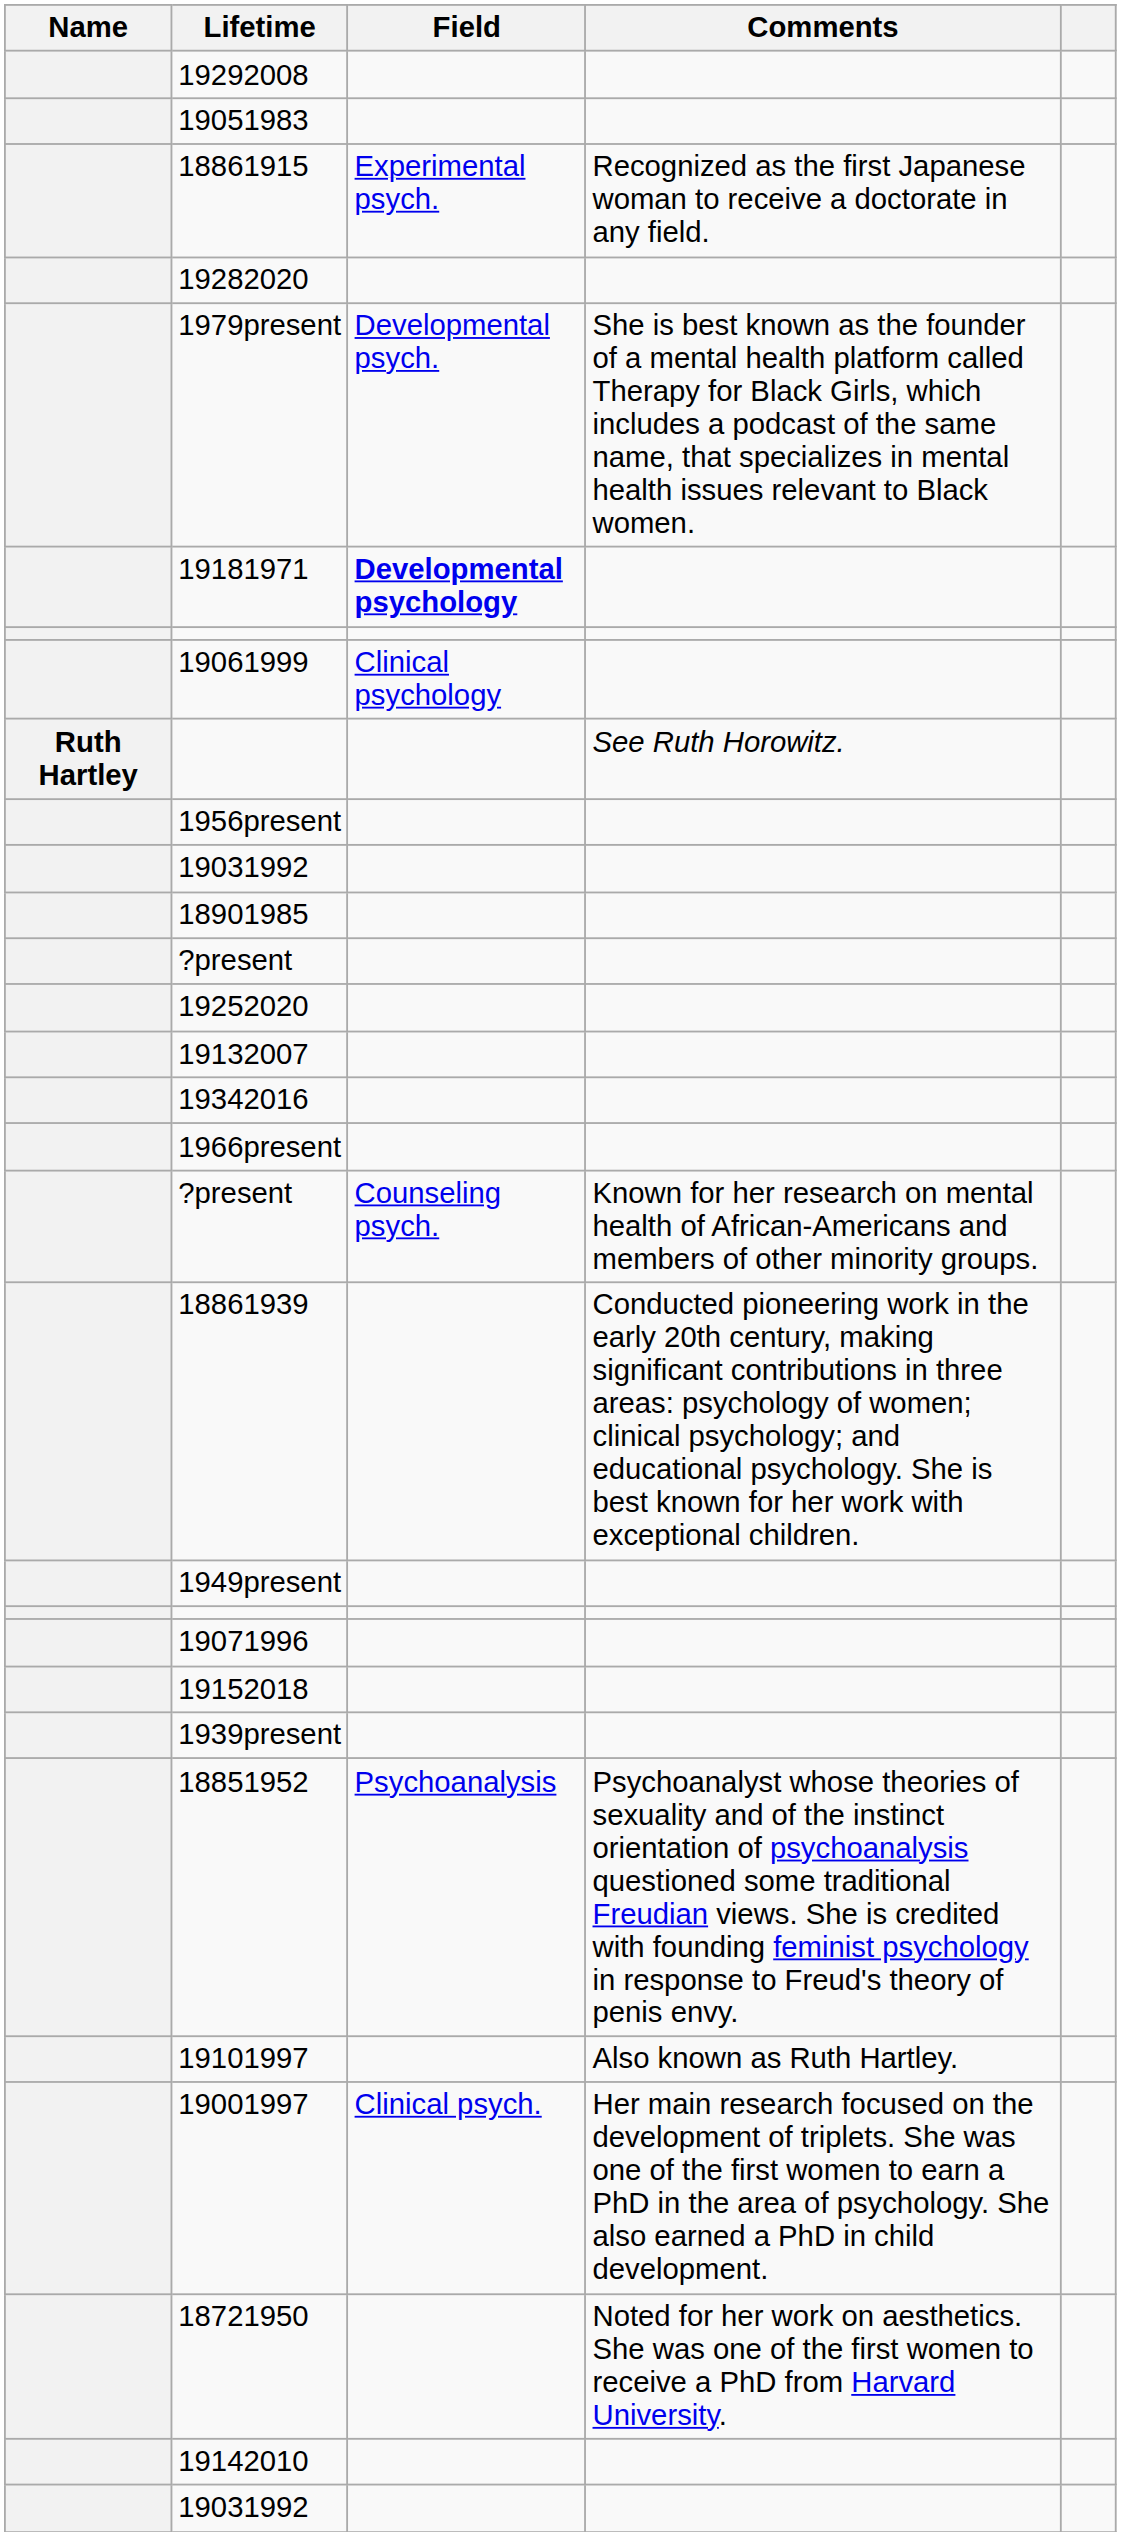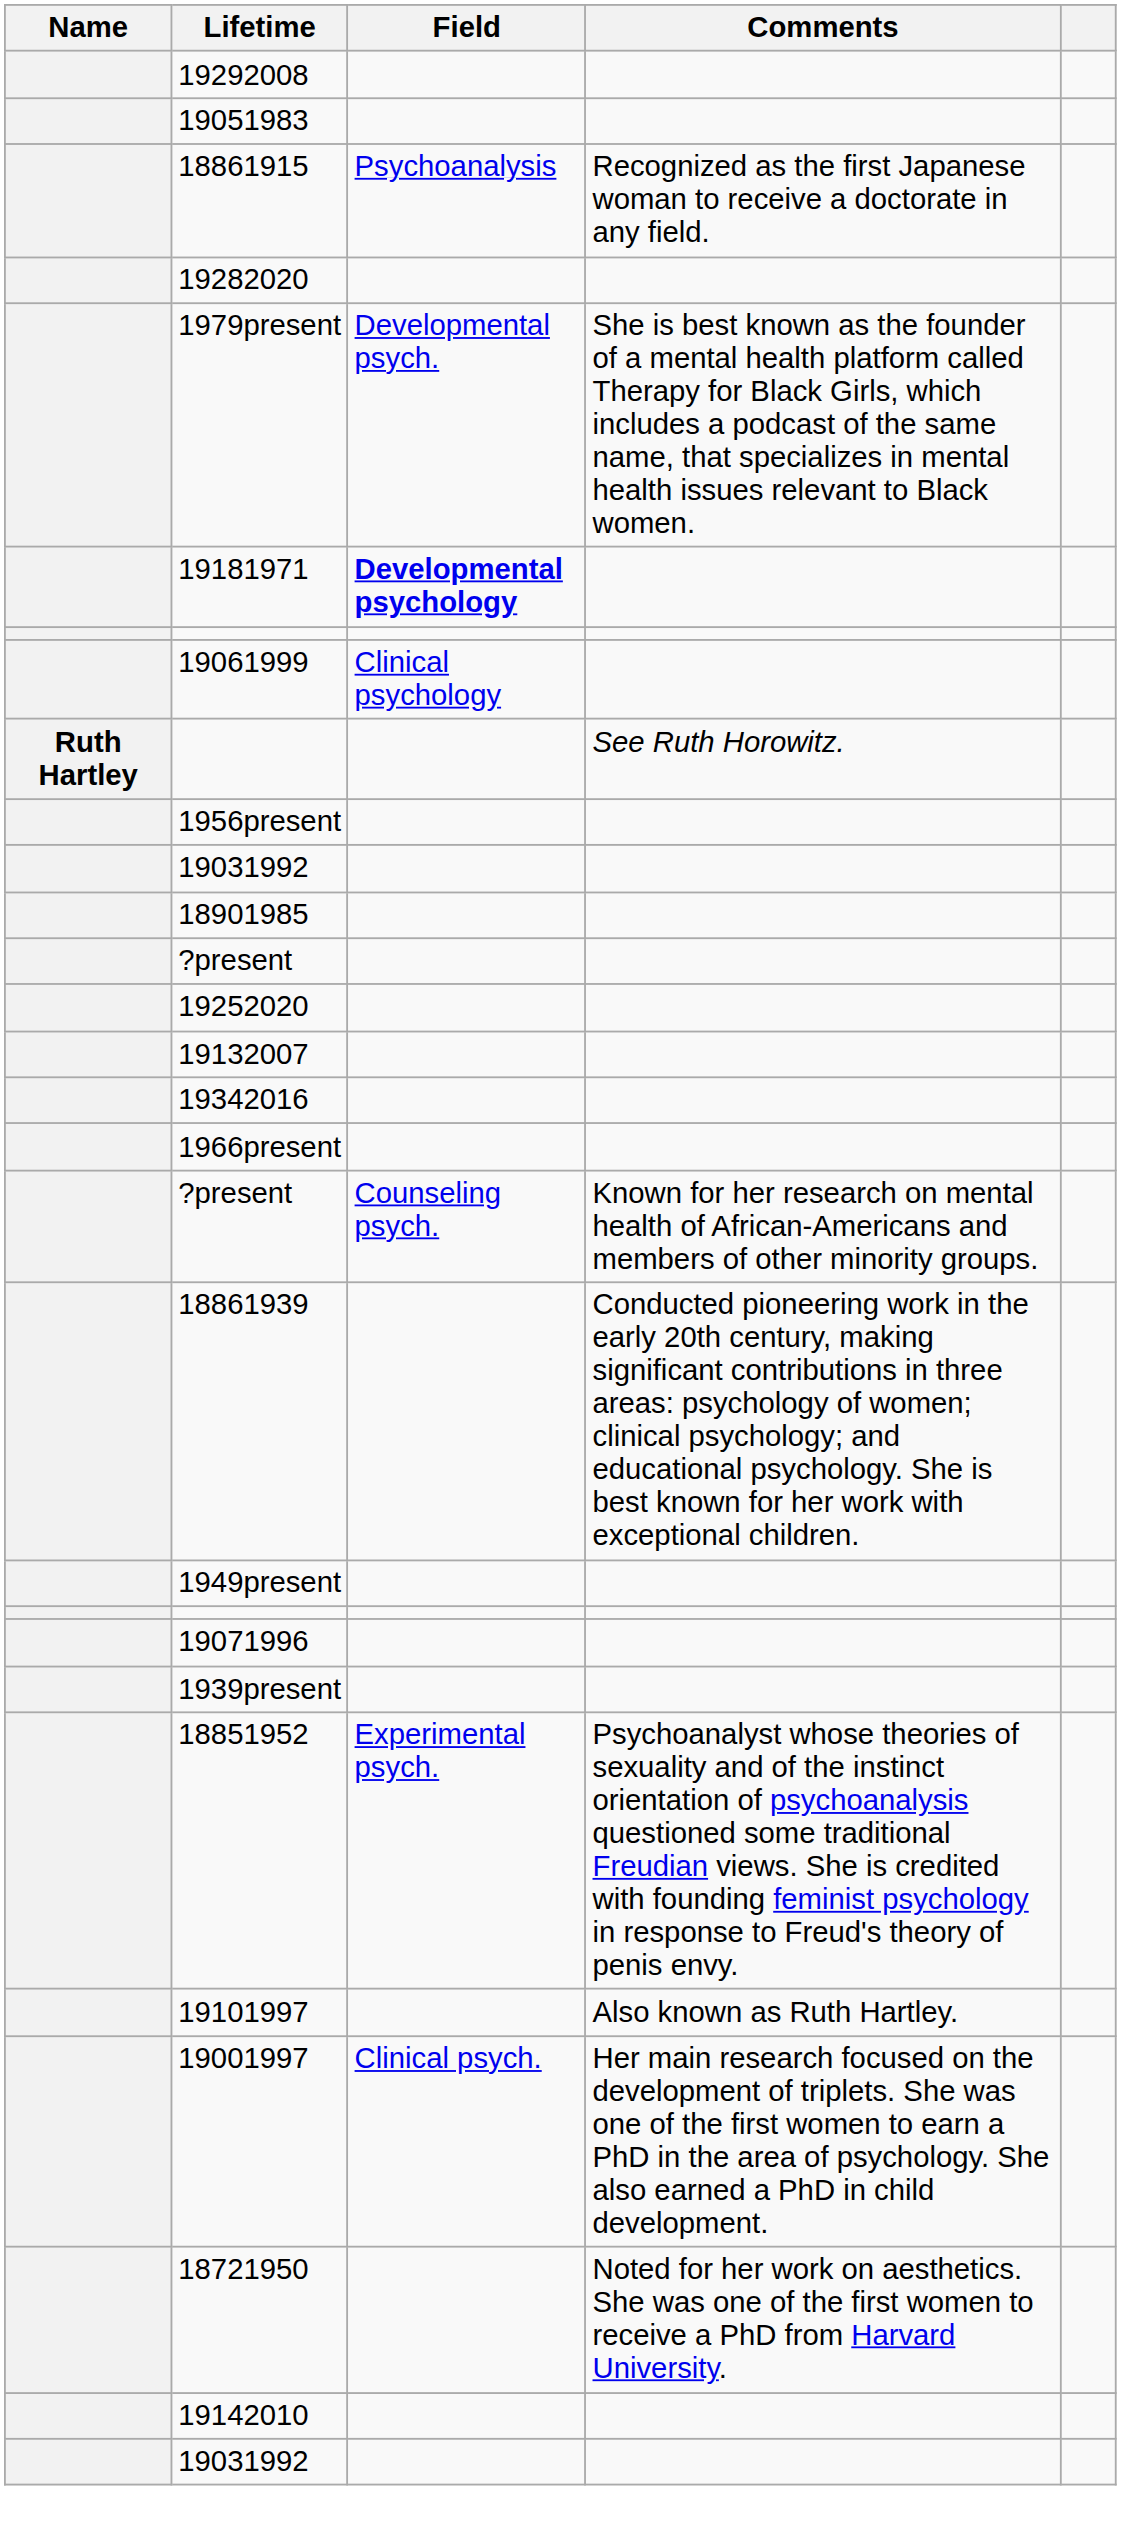(440, 183) Experimental psych. -> (455, 167) Psychoanalysis
- row: (243, 1688)
(455, 1781) Psychoanalysis -> (440, 1751) Experimental psych.
